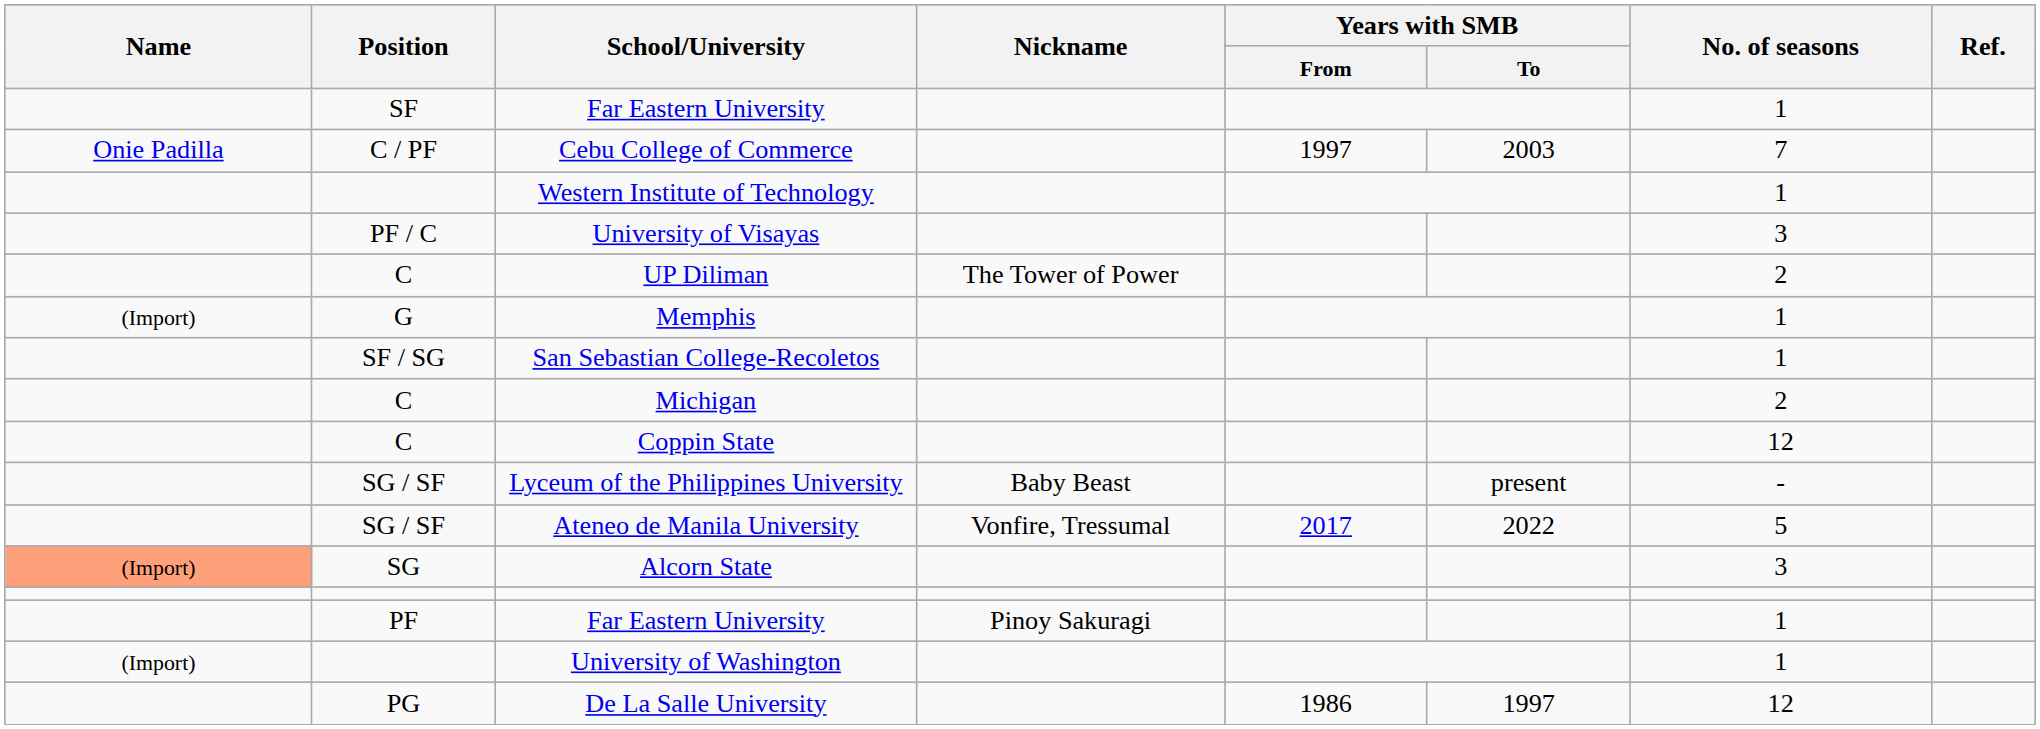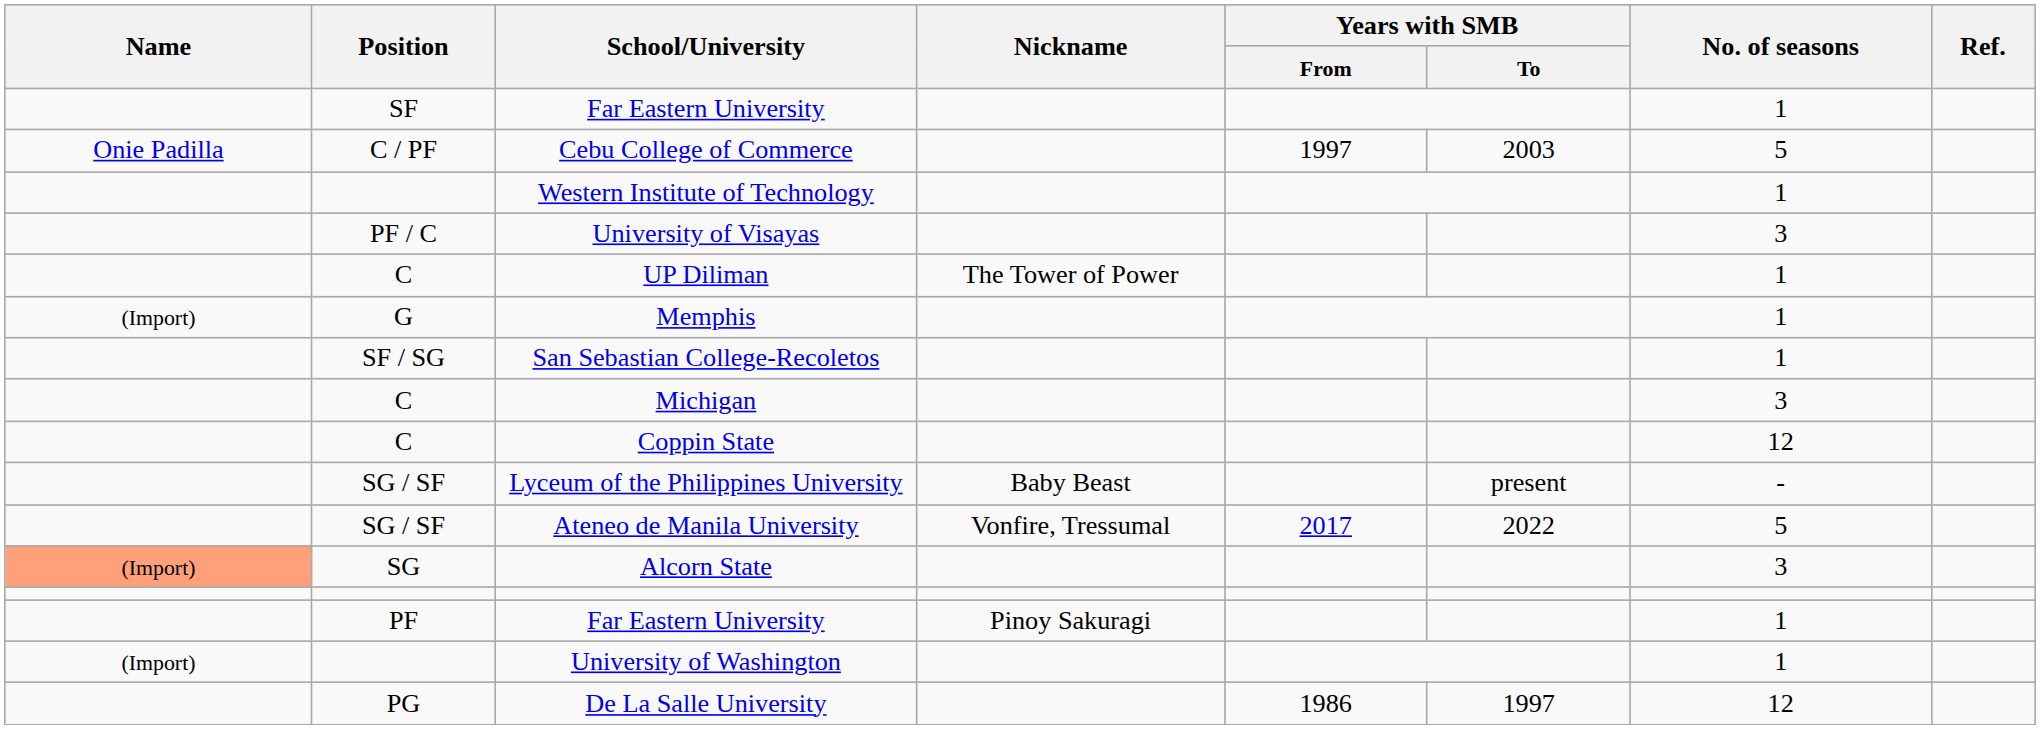(1781, 150) 7 -> (1781, 150) 5
(1781, 274) 2 -> (1781, 274) 1
(1781, 399) 2 -> (1781, 399) 3
